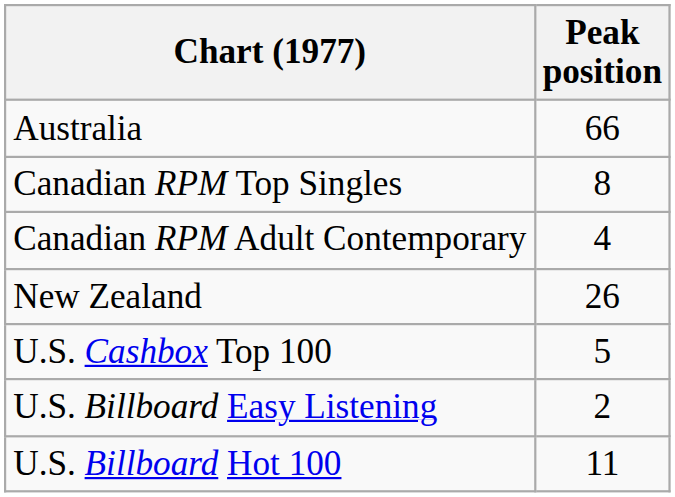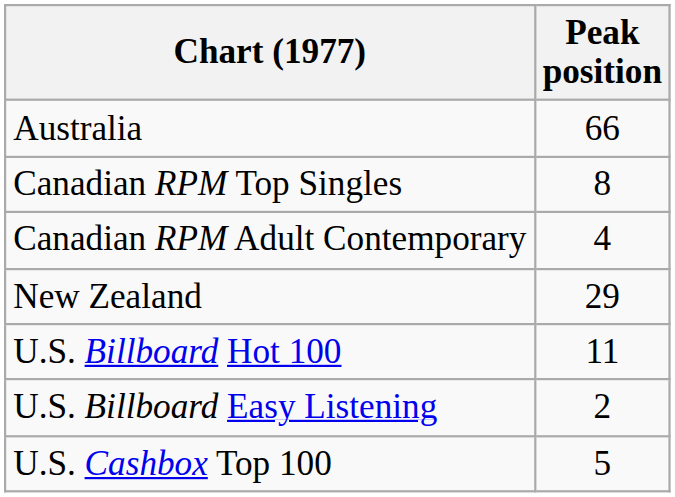(602, 295) 26 -> (602, 295) 29
rows swapped: (177, 462) <-> (173, 351)
